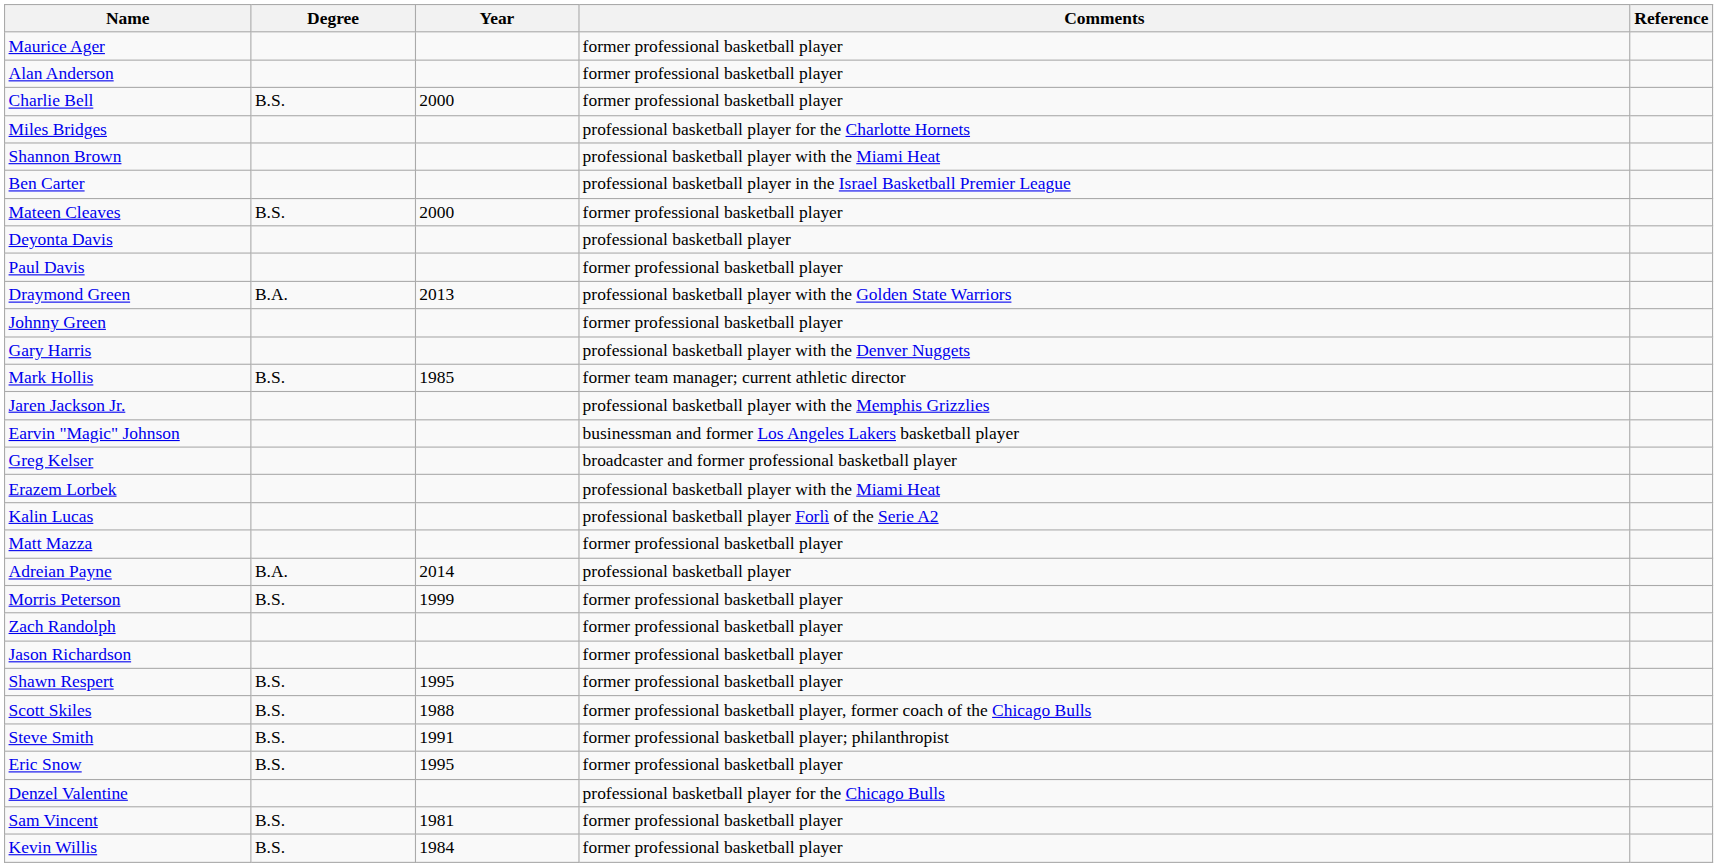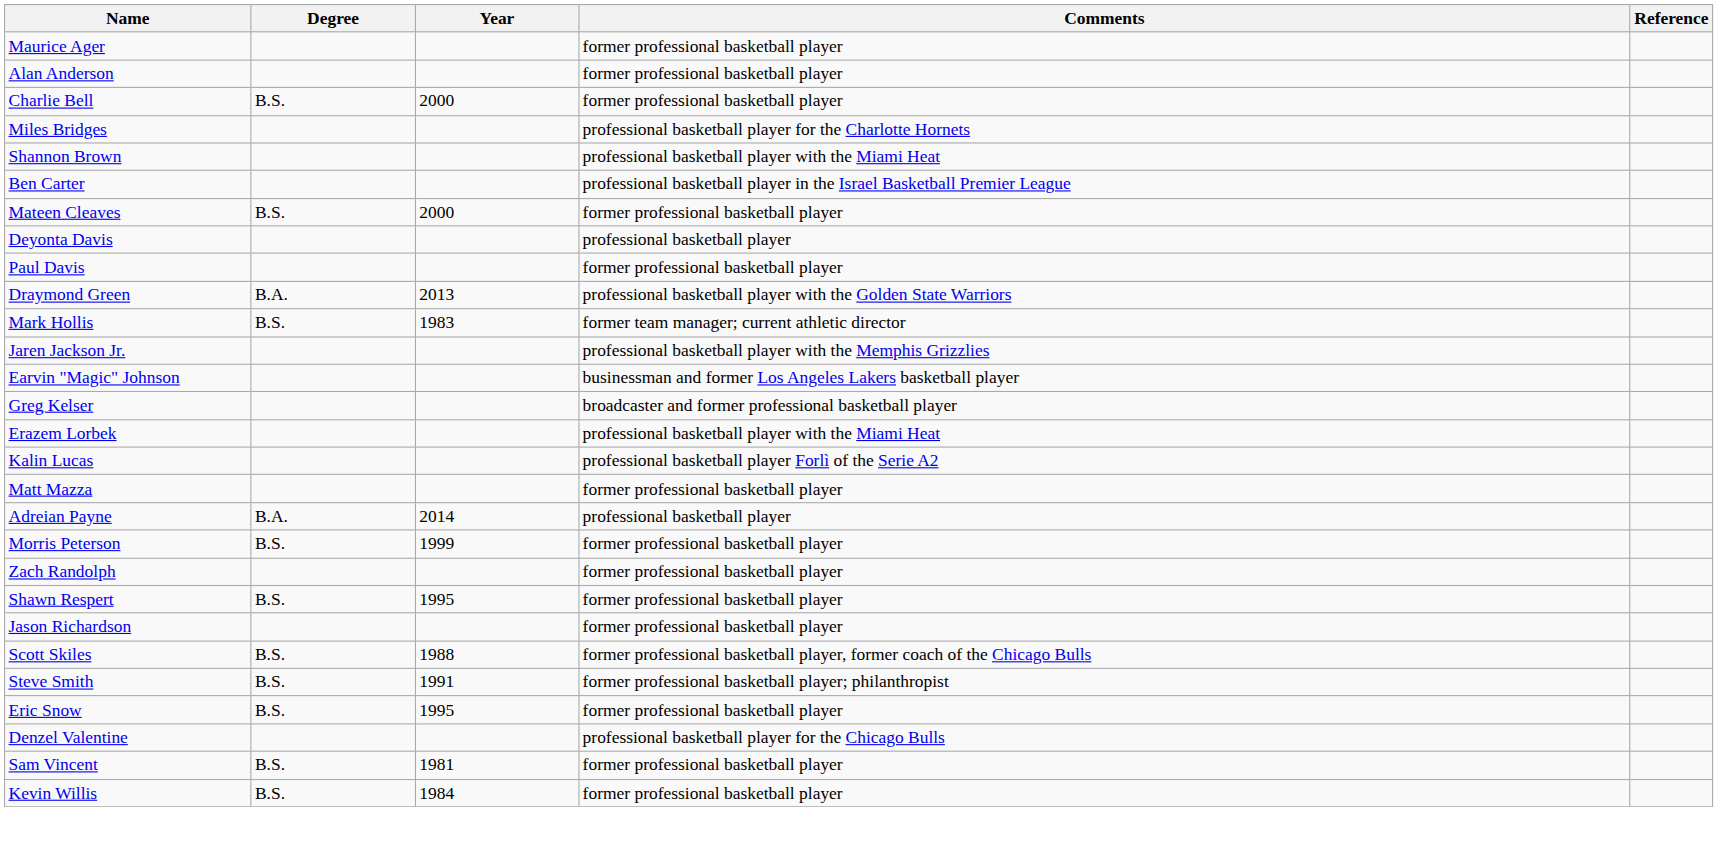- row: (57, 322)
- row: (50, 350)
(437, 377) 1985 -> (437, 322) 1983
rows swapped: (61, 682) <-> (70, 654)
